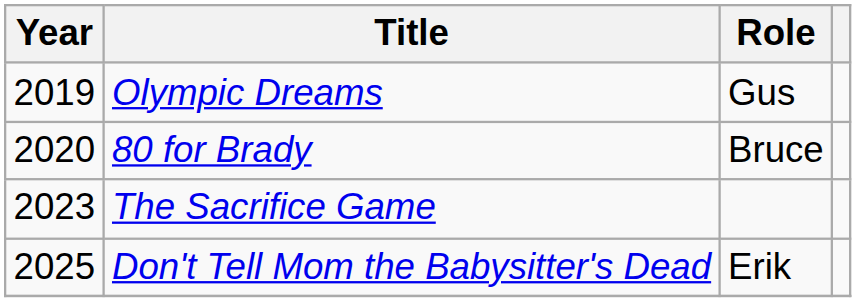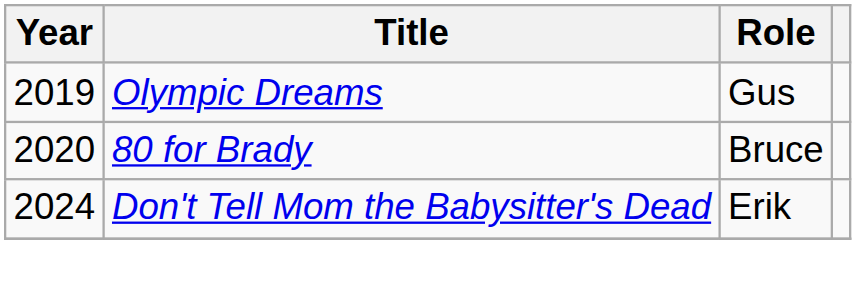- row: (274, 207)
(54, 265) 2025 -> (54, 207) 2024
